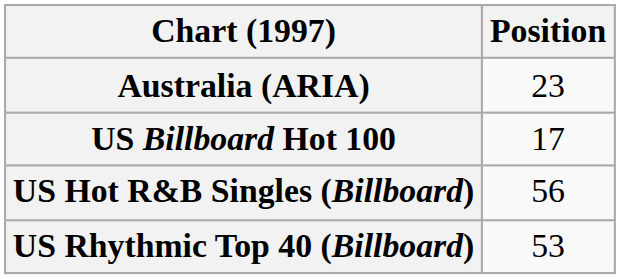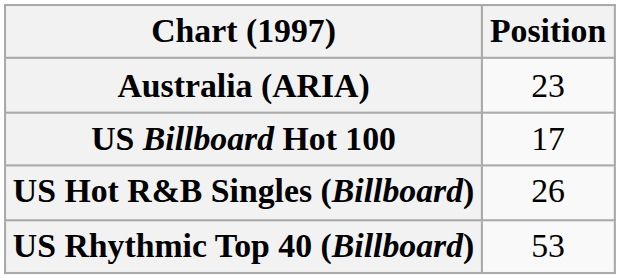(548, 191) 56 -> (548, 191) 26
